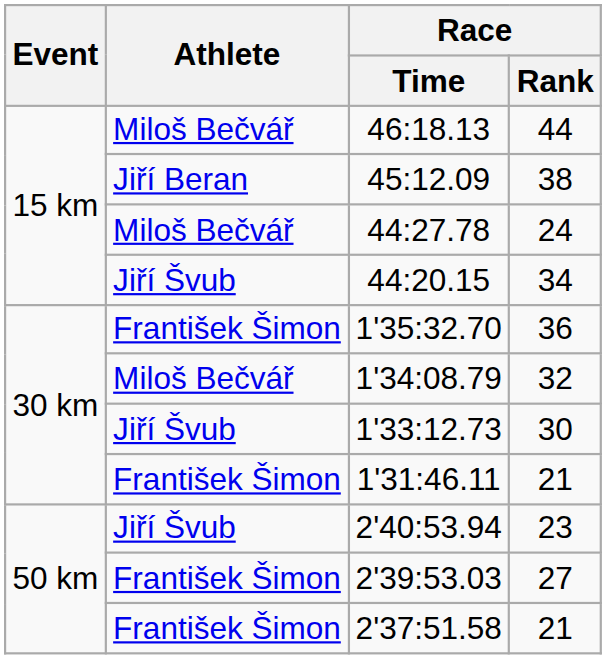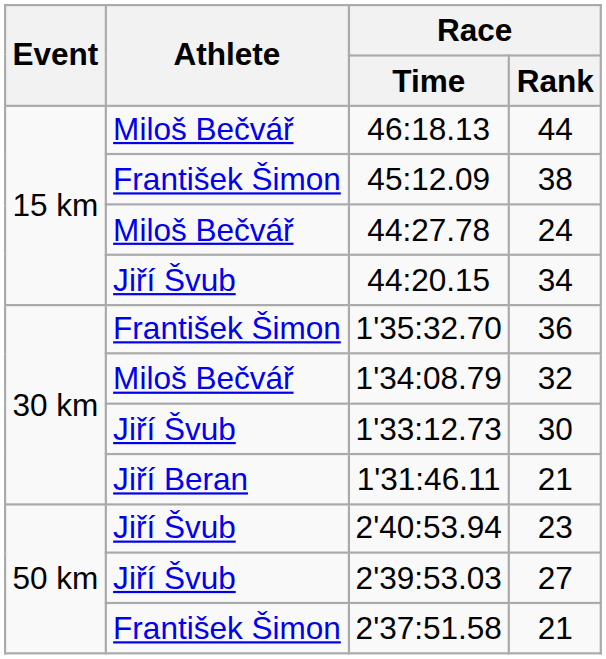(181, 180) Jiří Beran -> (227, 180) František Šimon
(227, 479) František Šimon -> (181, 479) Jiří Beran
(227, 578) František Šimon -> (174, 578) Jiří Švub
